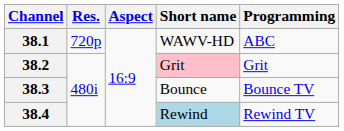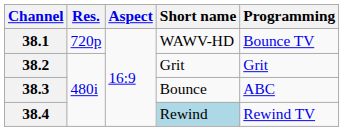(259, 41) ABC -> (279, 41) Bounce TV
(172, 65) pink background -> (172, 65) no background
(279, 89) Bounce TV -> (259, 89) ABC
